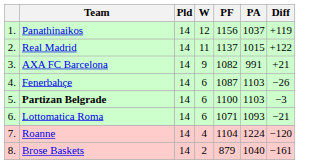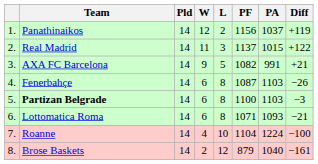+ column: (223, 13)
(281, 133) −120 -> (299, 133) −100
